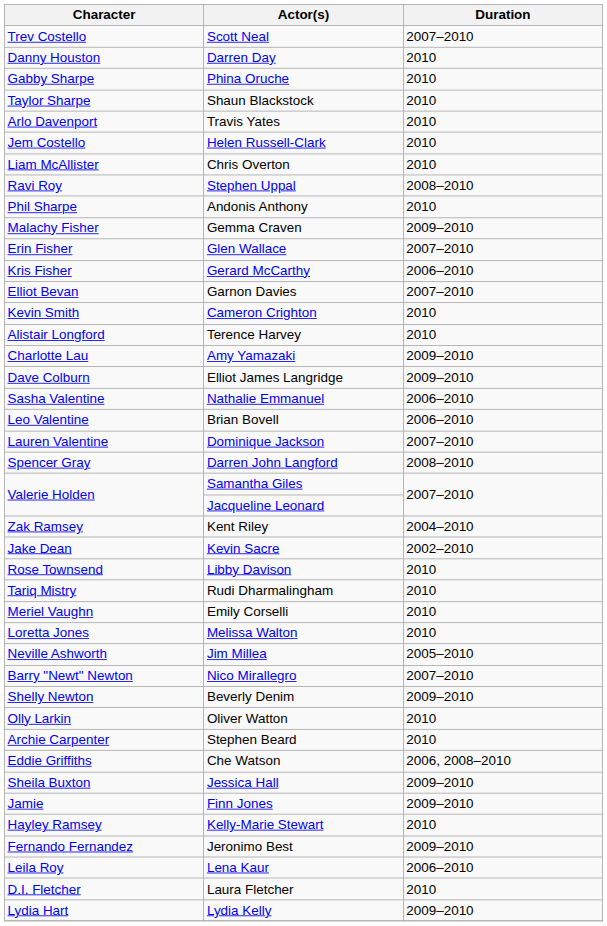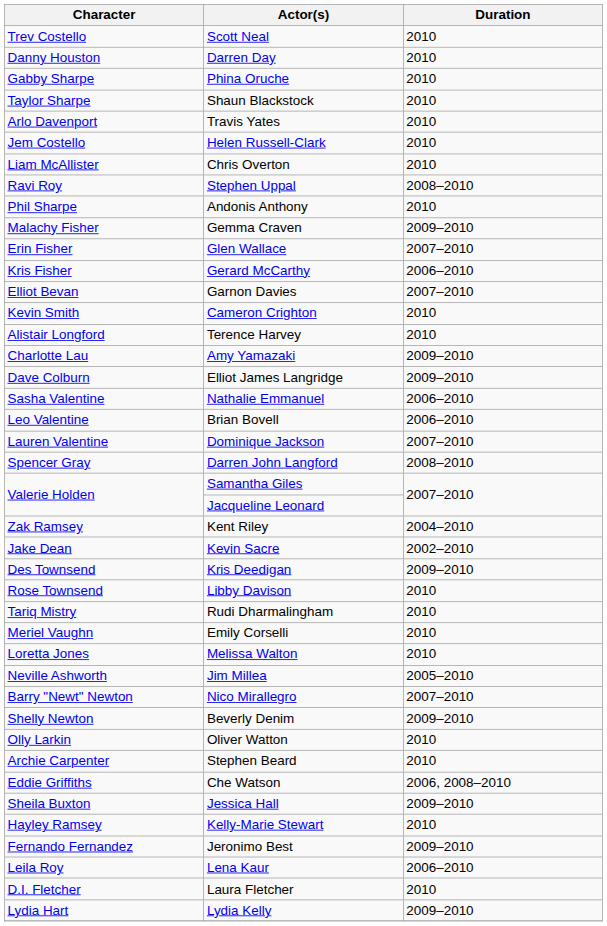(440, 36) 2007–2010 -> (421, 36) 2010
+ row: (249, 569)
- row: (240, 803)
